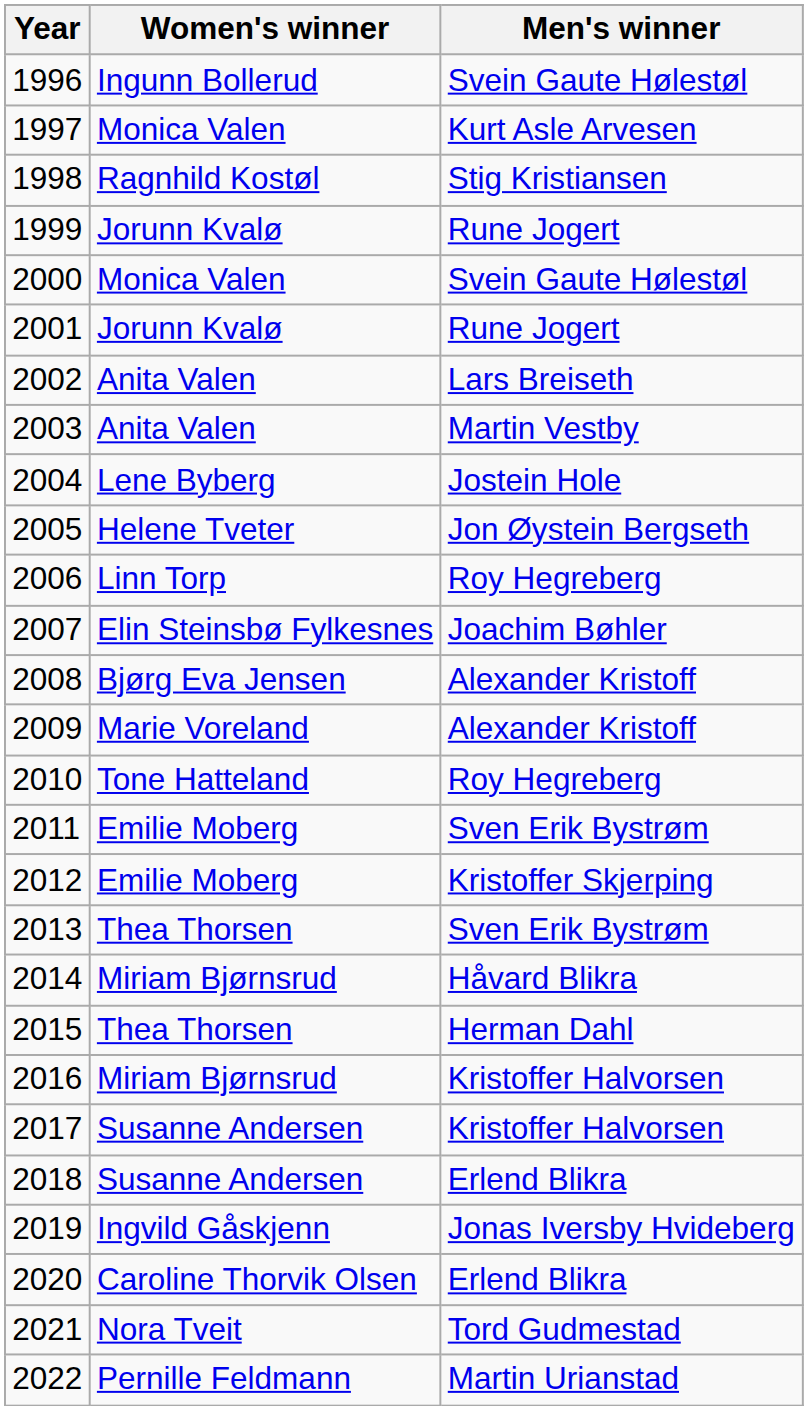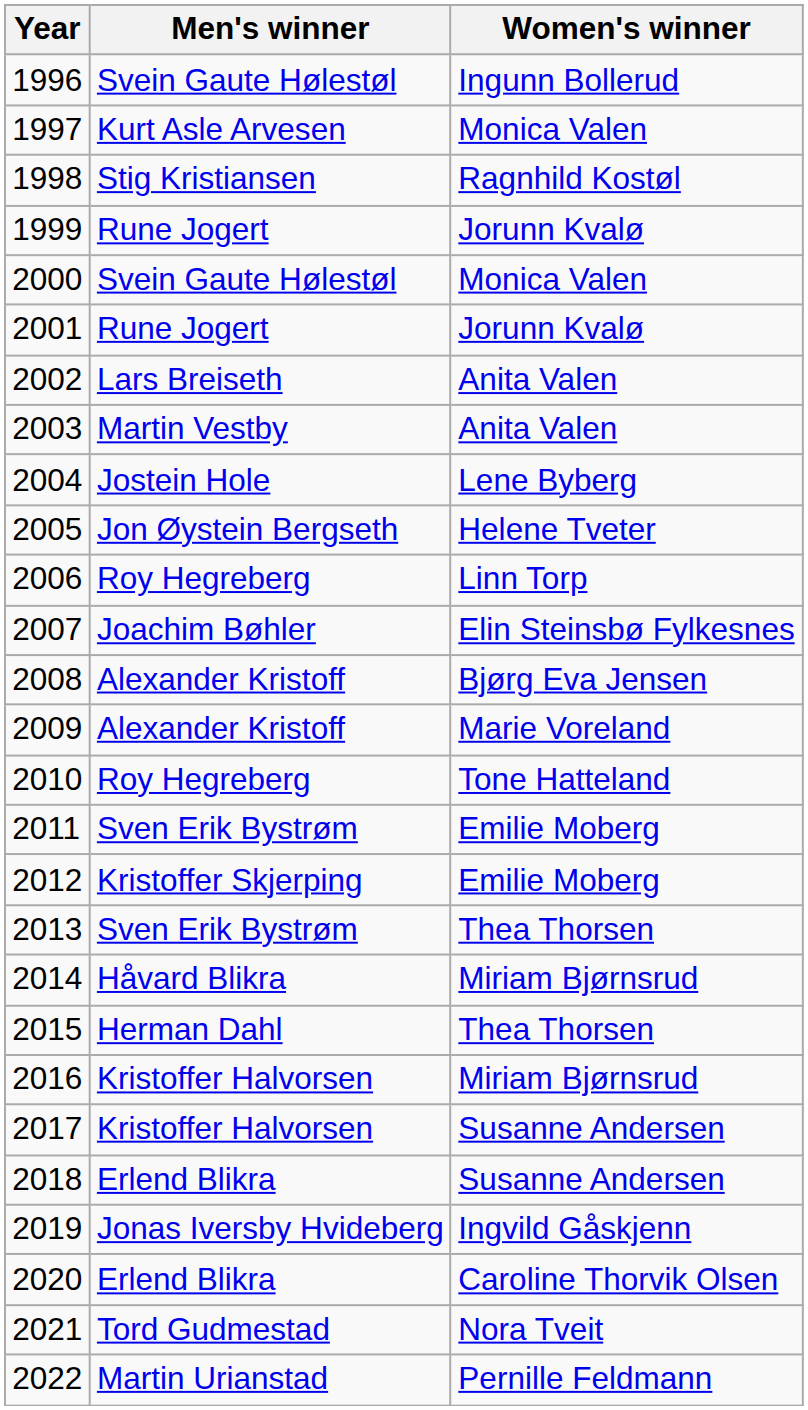columns swapped: (621, 29) <-> (265, 29)
